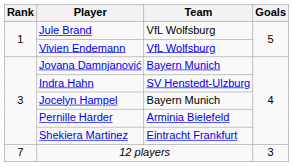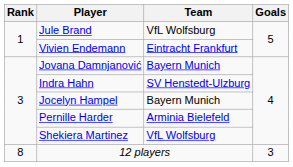(181, 48) VfL Wolfsburg -> (192, 48) Eintracht Frankfurt
(192, 135) Eintracht Frankfurt -> (181, 135) VfL Wolfsburg
(20, 153) 7 -> (20, 153) 8
